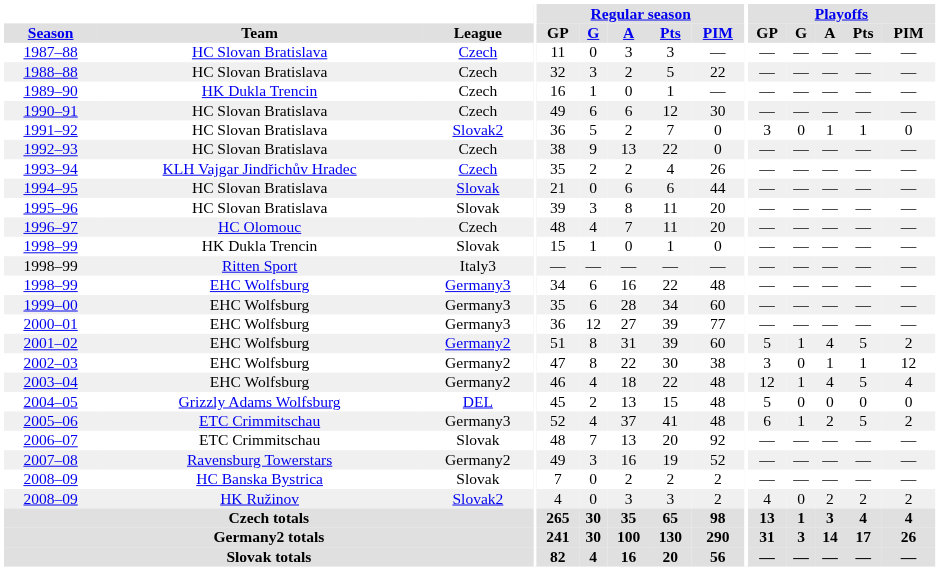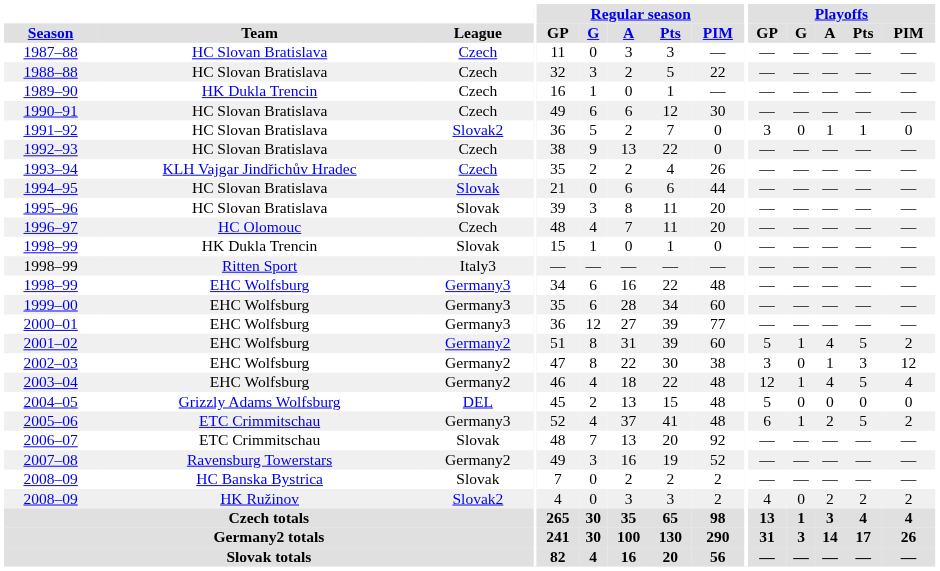(863, 362) 1 -> (863, 362) 3
